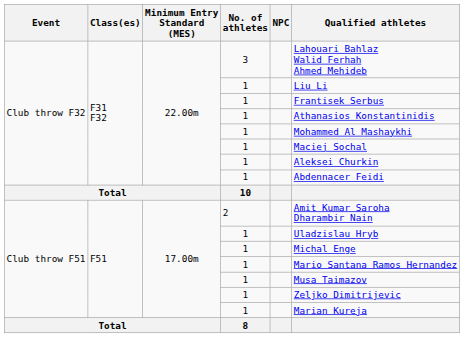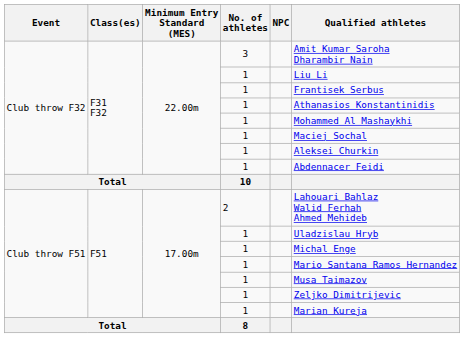(336, 60) Lahouari Bahlaz Walid Ferhah Ahmed Mehideb -> (342, 54) Amit Kumar Saroha Dharambir Nain
(342, 213) Amit Kumar Saroha Dharambir Nain -> (336, 208) Lahouari Bahlaz Walid Ferhah Ahmed Mehideb
